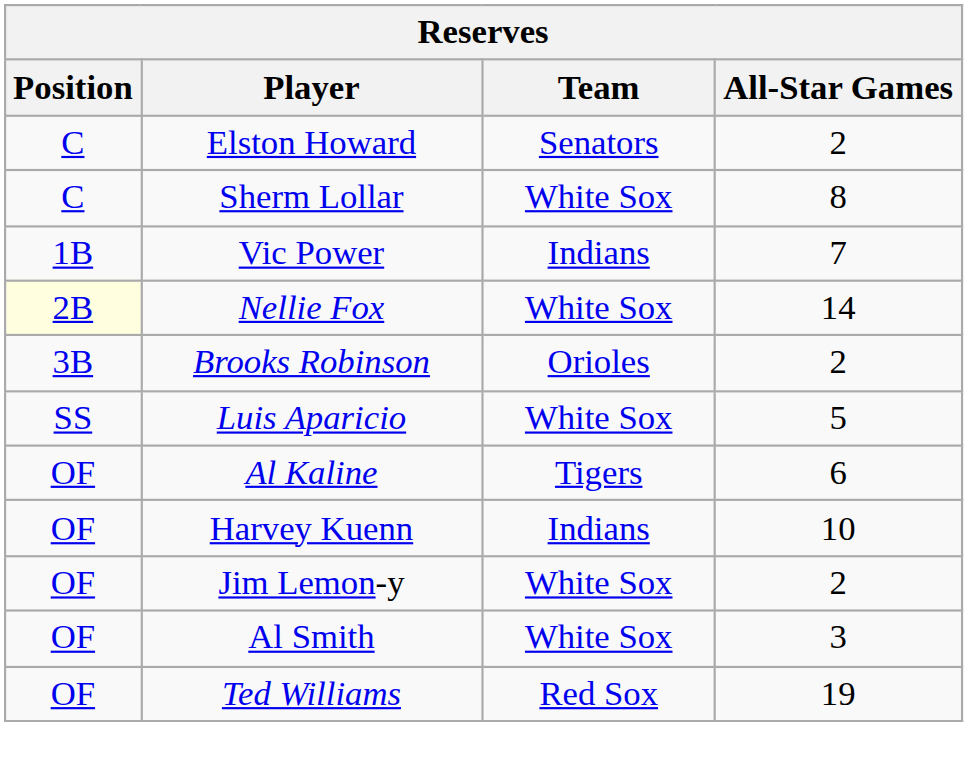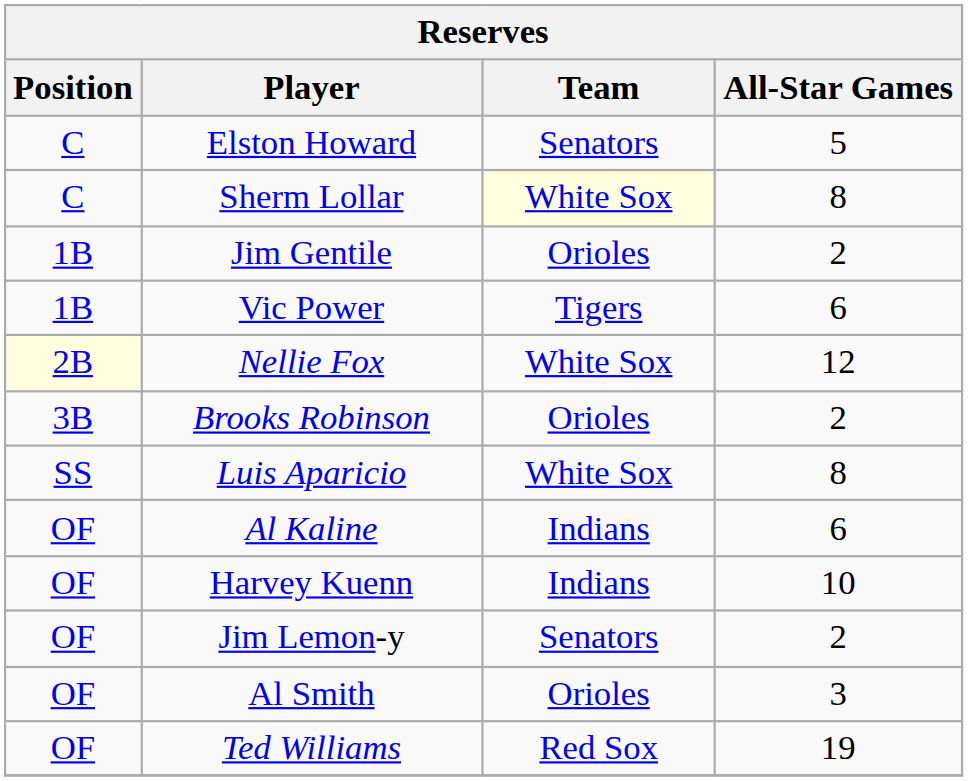(838, 142) 2 -> (838, 142) 5
(599, 197) no background -> (599, 197) lightyellow background
+ row: (311, 252)
(599, 252) Indians -> (599, 307) Tigers
(838, 252) 7 -> (838, 307) 6
(838, 307) 14 -> (838, 362) 12
(838, 417) 5 -> (838, 472) 8
(599, 472) Tigers -> (599, 527) Indians
(599, 582) White Sox -> (599, 637) Senators
(599, 637) White Sox -> (599, 692) Orioles
